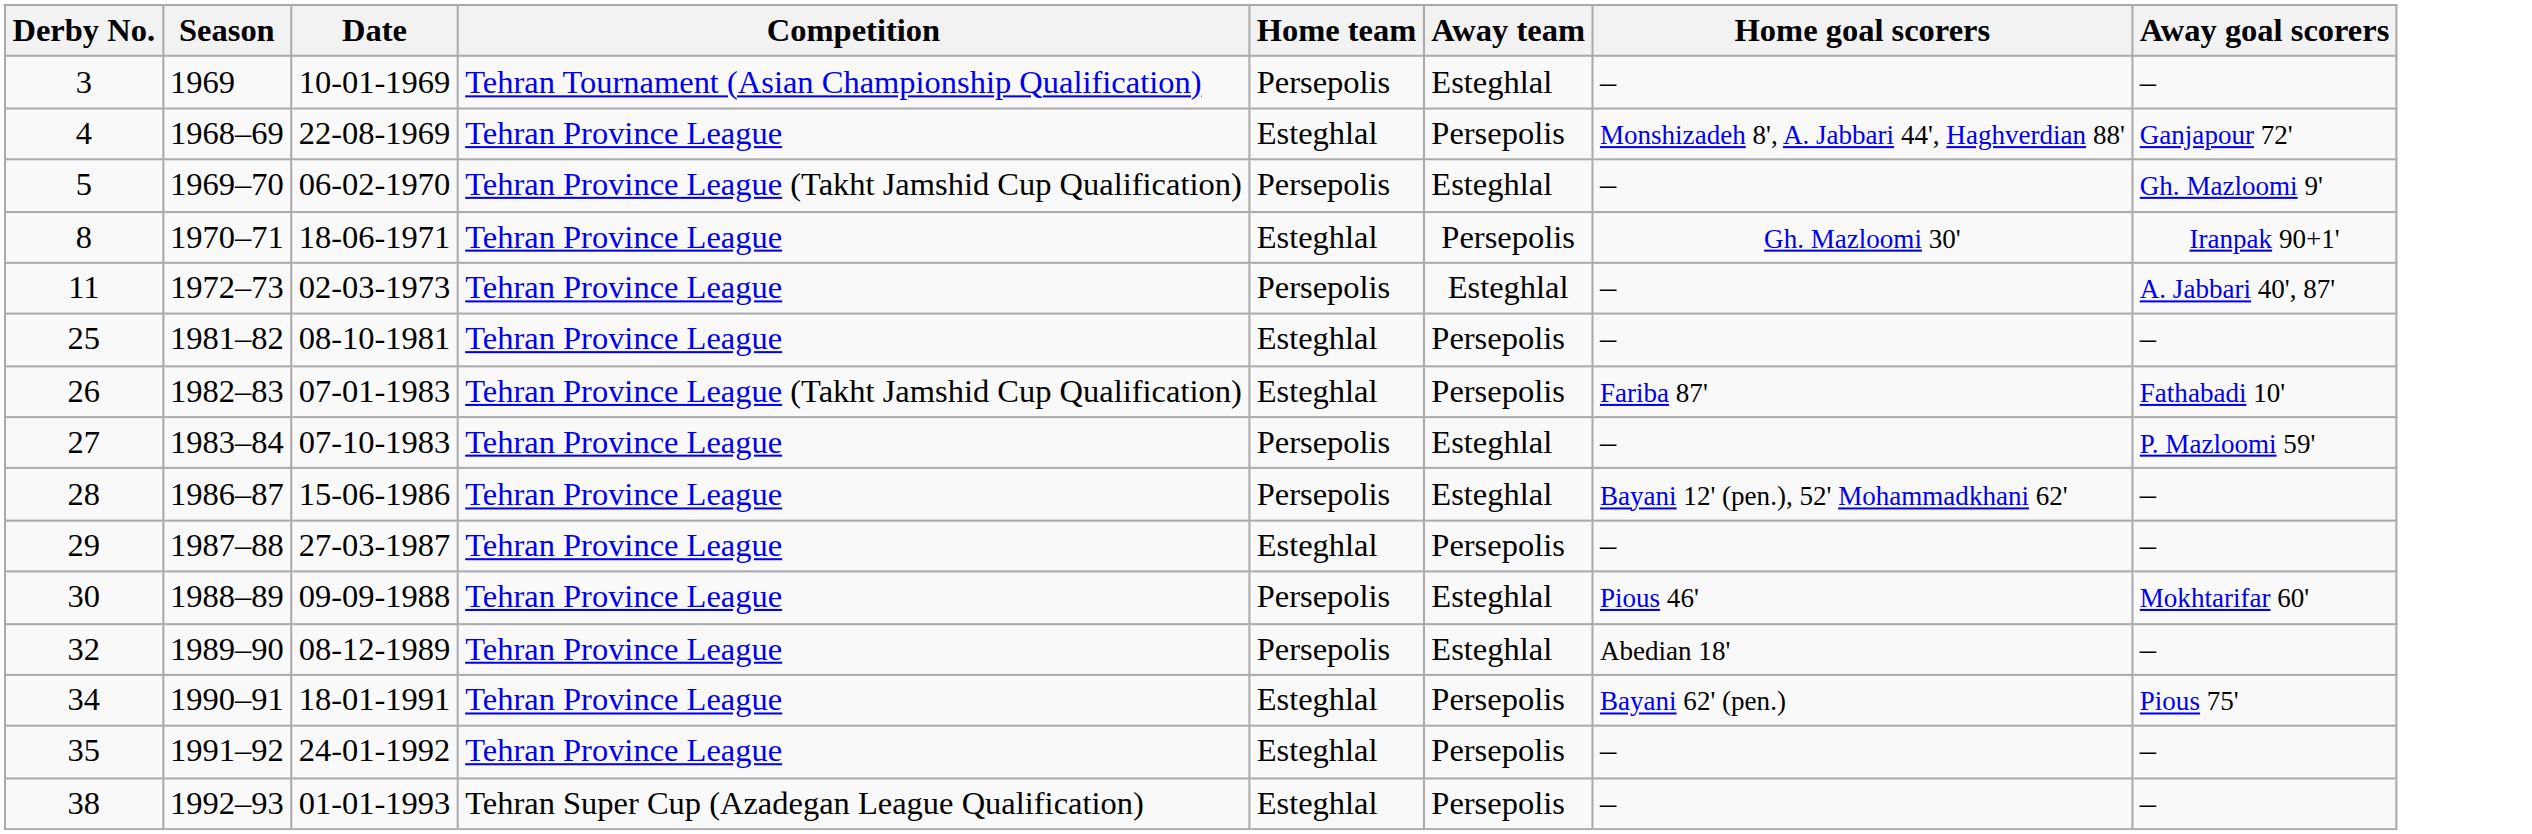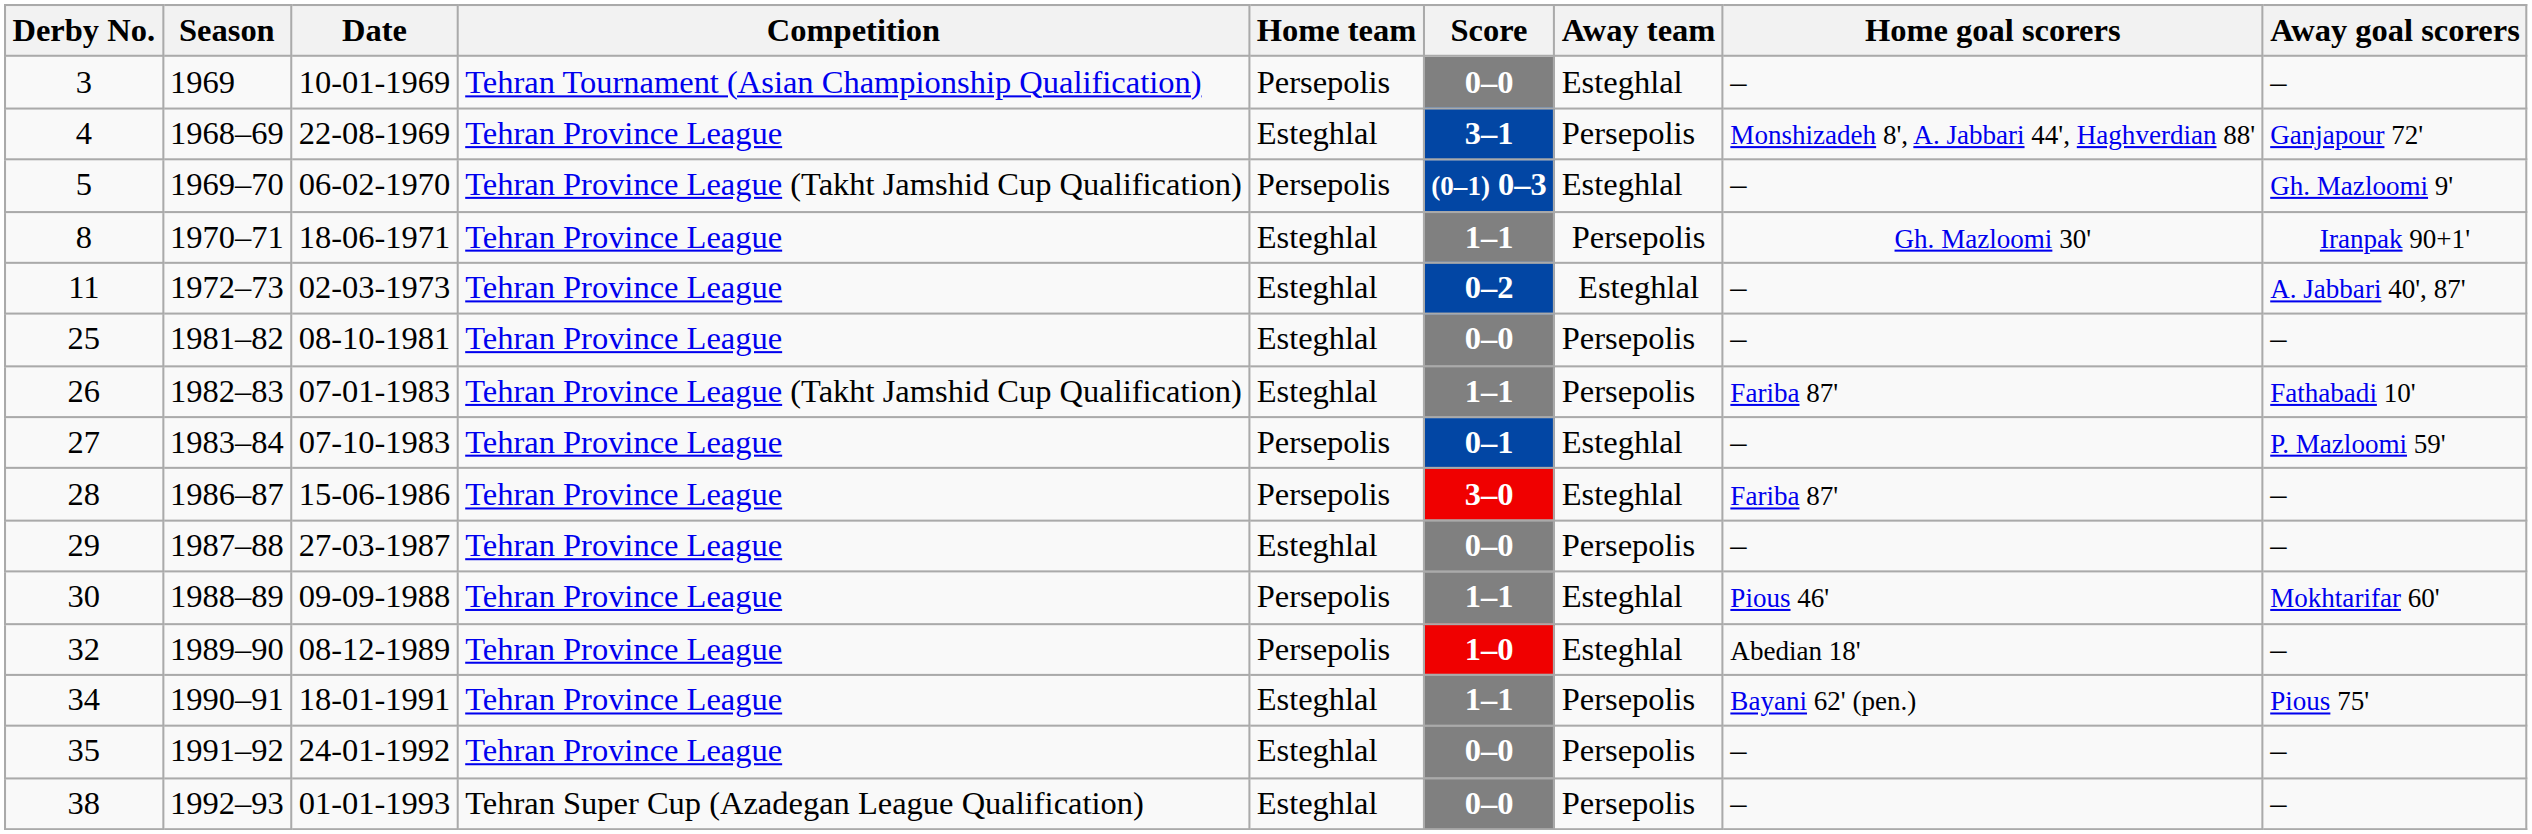+ column: (1489, 30)
(1323, 287) Persepolis -> (1317, 287) Esteghlal
(1834, 495) Bayani 12' (pen.), 52' Mohammadkhani 62' -> (1784, 495) Fariba 87'
